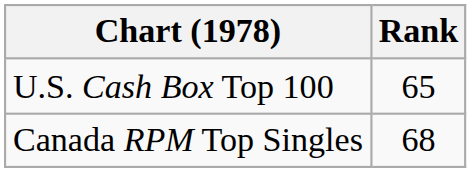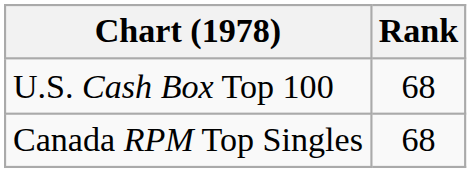(418, 85) 65 -> (418, 85) 68
